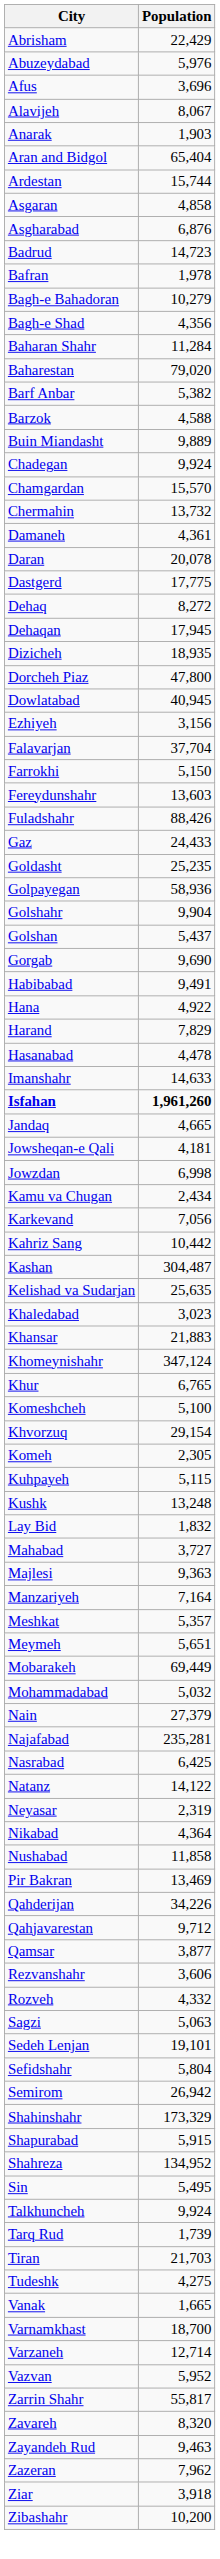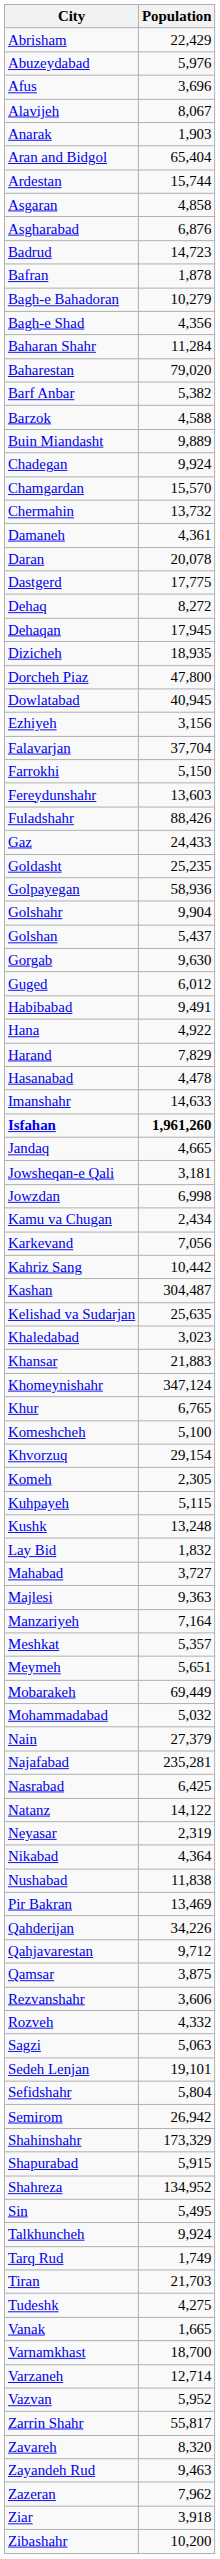(195, 275) 1,978 -> (195, 275) 1,878
(195, 960) 9,690 -> (195, 960) 9,630
+ row: (28, 983)
(195, 1149) 4,181 -> (195, 1172) 3,181
(191, 1857) 11,858 -> (191, 1880) 11,838
(195, 1951) 3,877 -> (195, 1974) 3,875
(195, 2234) 1,739 -> (195, 2258) 1,749
